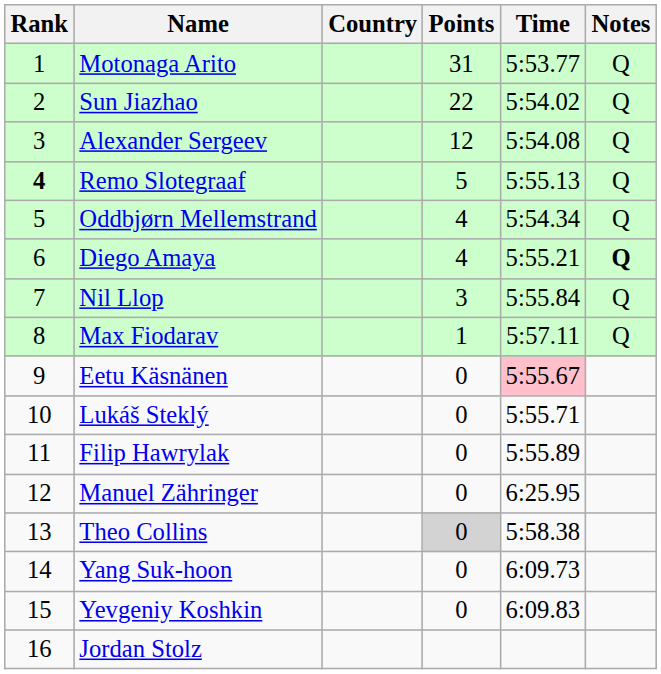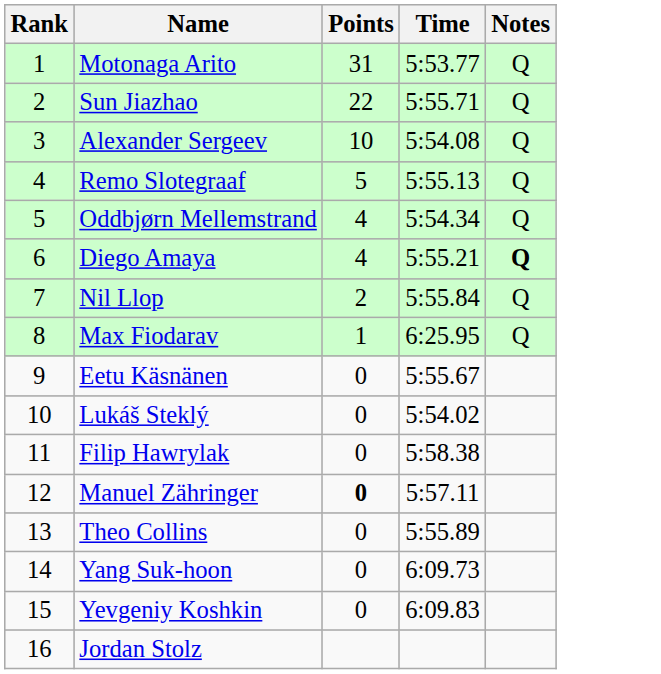- column: (373, 24)
(543, 102) 5:54.02 -> (443, 102) 5:55.71
(461, 141) 12 -> (361, 141) 10
(39, 180) bold -> (39, 180) normal
(461, 297) 3 -> (361, 297) 2
(543, 336) 5:57.11 -> (443, 336) 6:25.95
(543, 375) pink background -> (443, 375) no background
(543, 414) 5:55.71 -> (443, 414) 5:54.02
(543, 453) 5:55.89 -> (443, 453) 5:58.38
(461, 492) normal -> (361, 492) bold
(543, 492) 6:25.95 -> (443, 492) 5:57.11
(461, 532) lightgrey background -> (361, 532) no background
(543, 532) 5:58.38 -> (443, 532) 5:55.89
